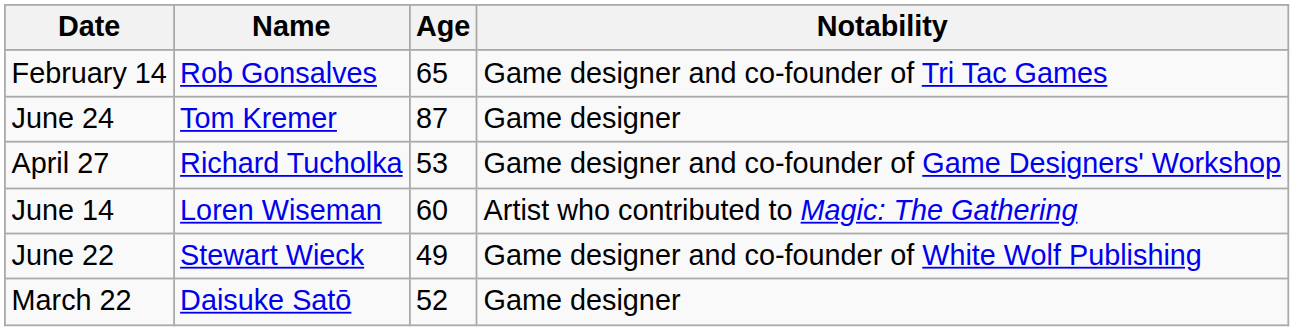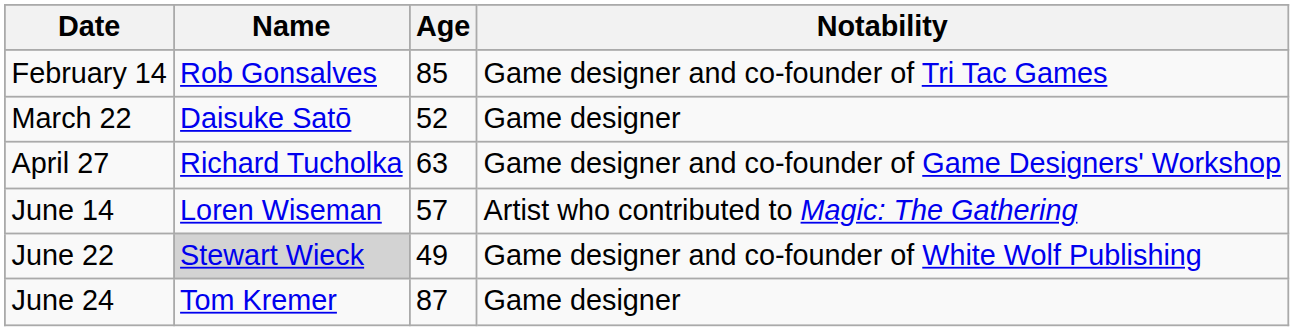(432, 73) 65 -> (432, 73) 85
rows swapped: (72, 301) <-> (63, 118)
(432, 164) 53 -> (432, 164) 63
(432, 210) 60 -> (432, 210) 57
(272, 255) no background -> (272, 255) lightgrey background
